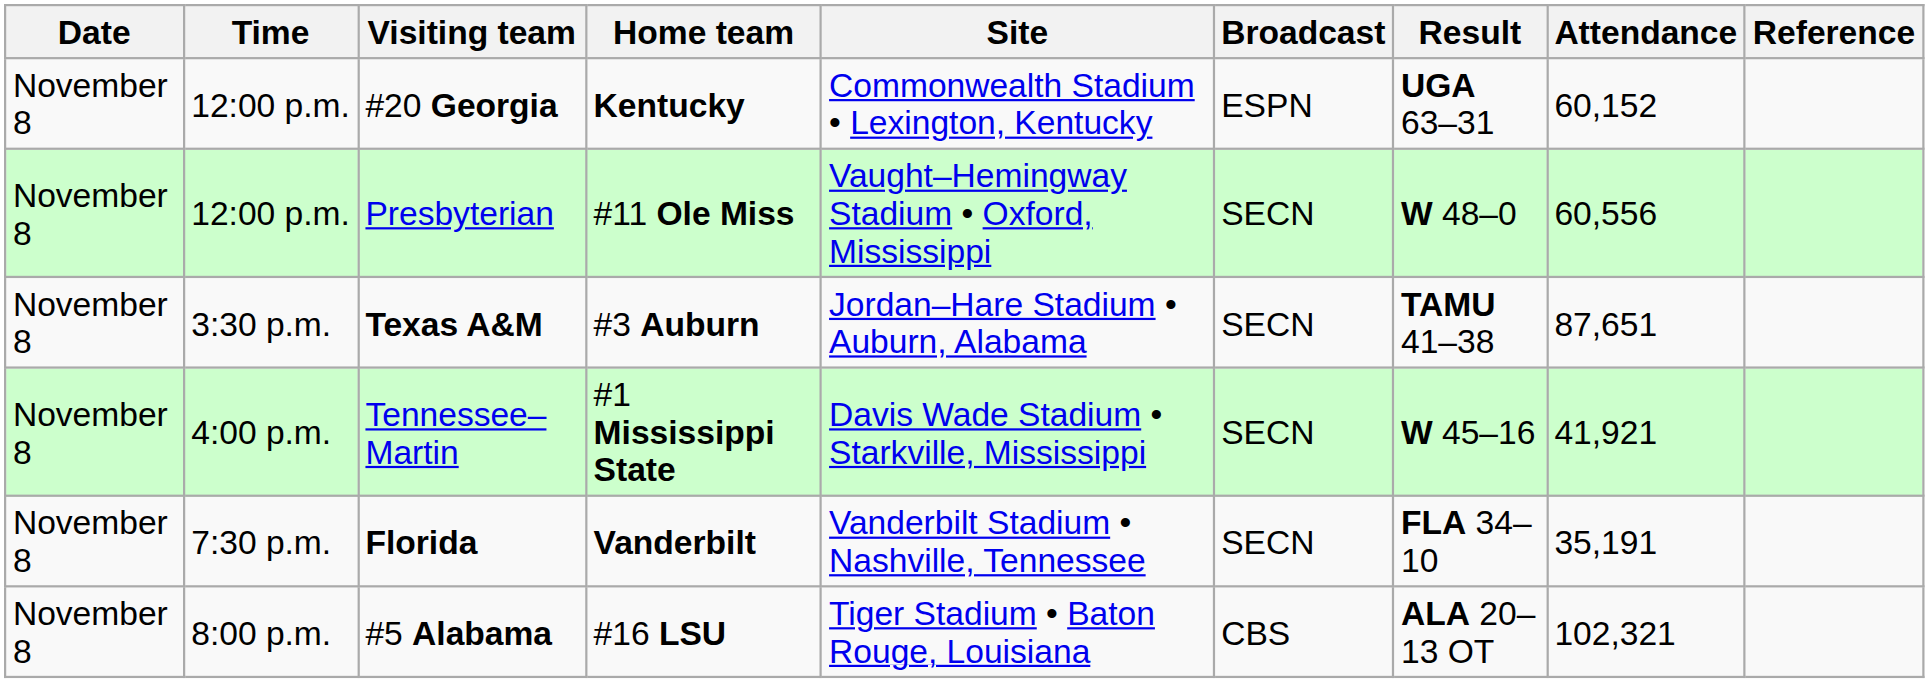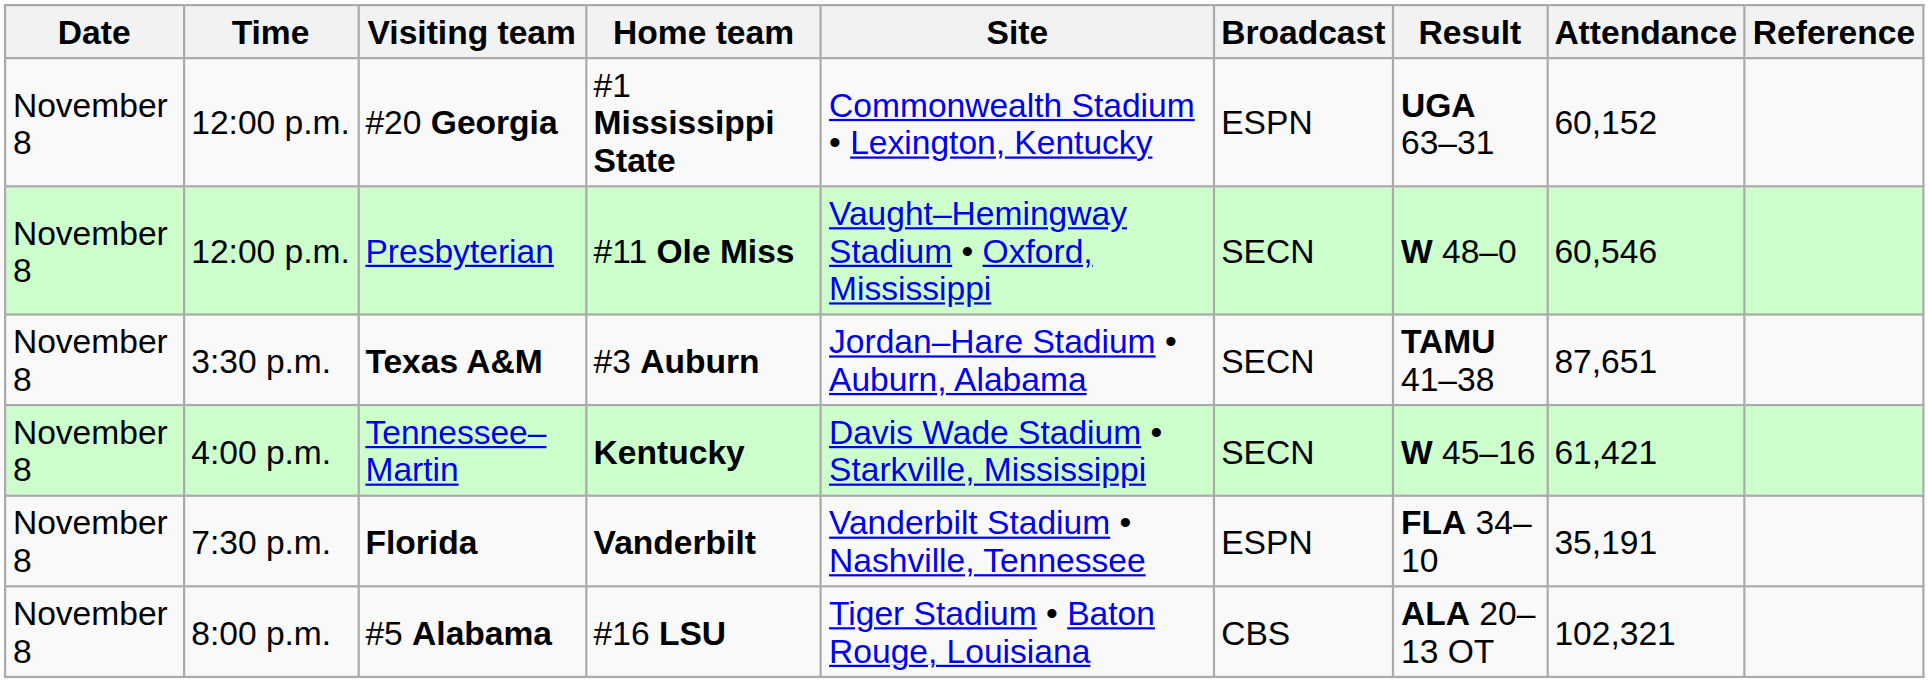(669, 104) Kentucky -> (684, 123) #1 Mississippi State
(1606, 213) 60,556 -> (1606, 251) 60,546
(684, 432) #1 Mississippi State -> (669, 451) Kentucky
(1606, 432) 41,921 -> (1606, 451) 61,421
(1268, 542) SECN -> (1267, 542) ESPN
